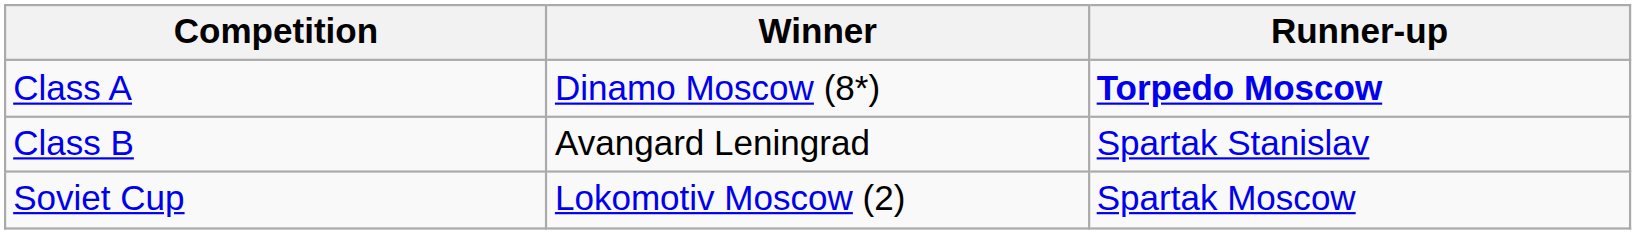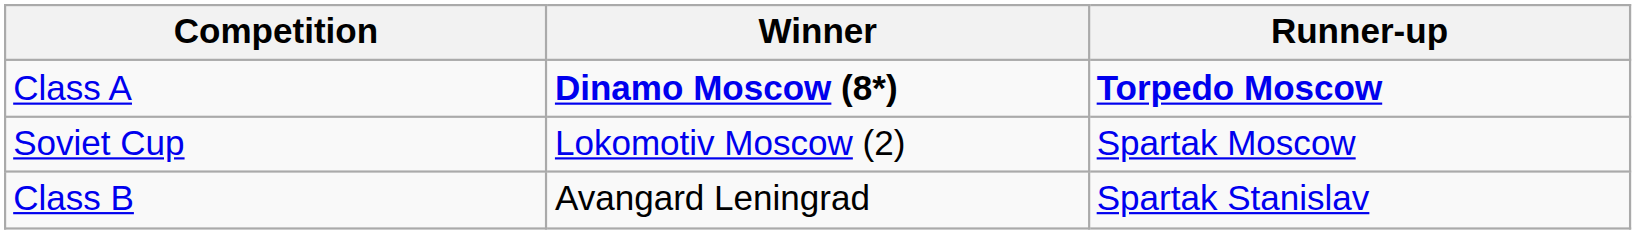(718, 87) normal -> (726, 87) bold
rows swapped: (74, 143) <-> (99, 198)
